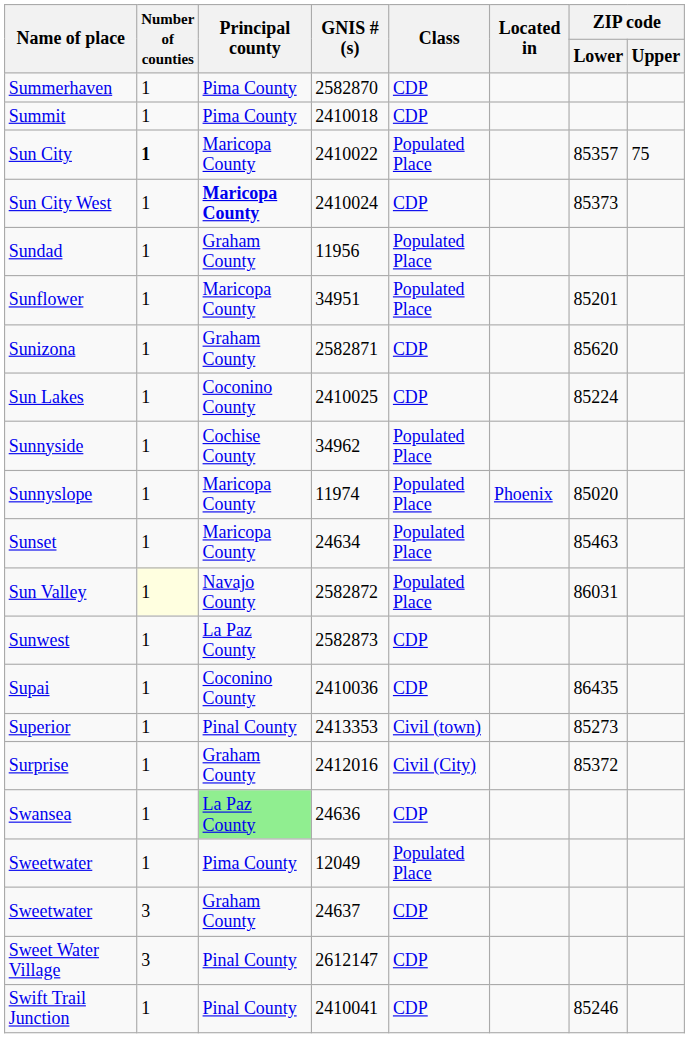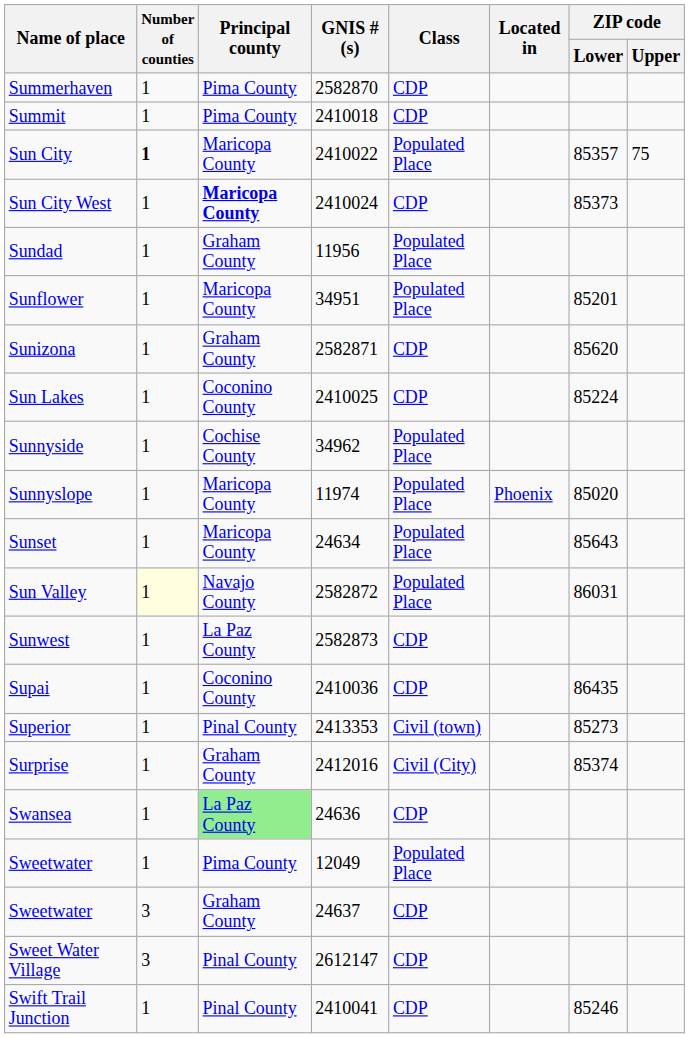(596, 543) 85463 -> (596, 543) 85643
(596, 765) 85372 -> (596, 765) 85374
